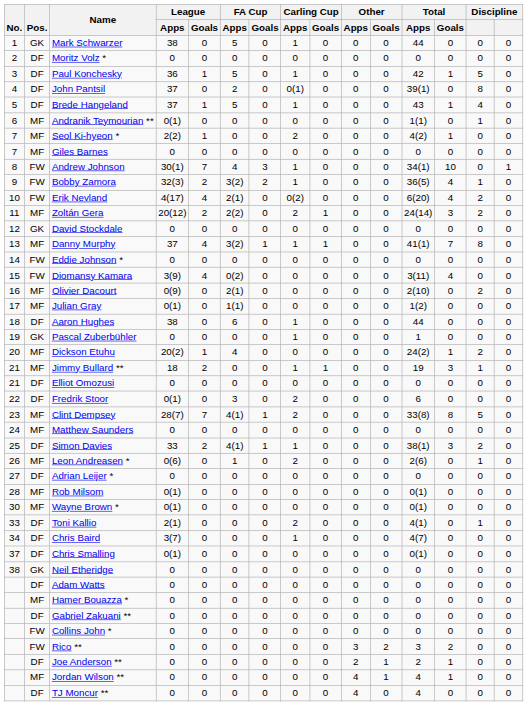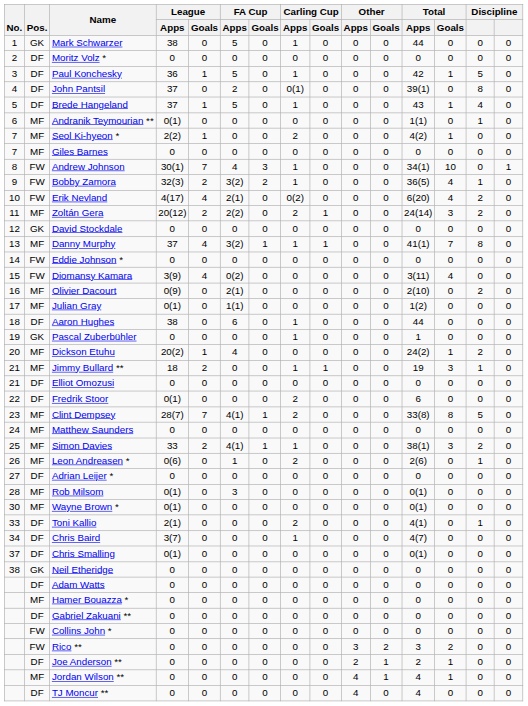(235, 399) 3 -> (235, 399) 0
(37, 445) DF -> (37, 445) MF
(235, 492) 0 -> (235, 492) 3
